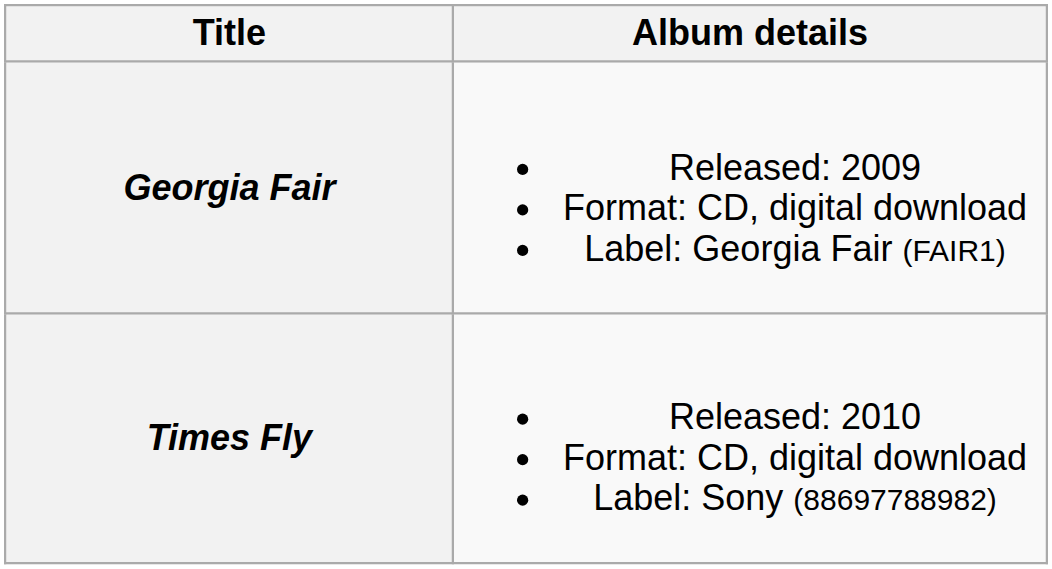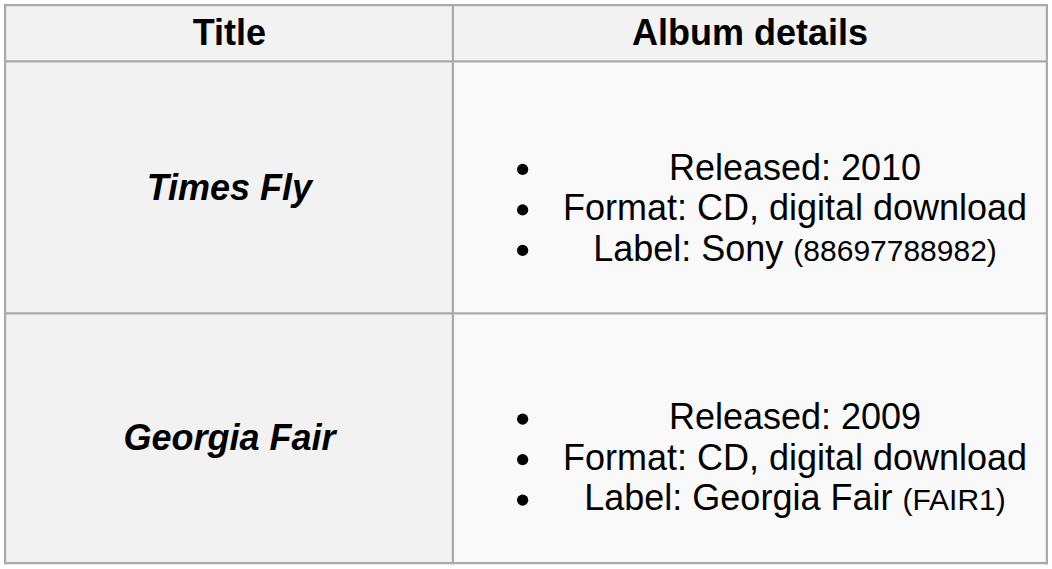rows swapped: (229, 186) <-> (229, 437)
